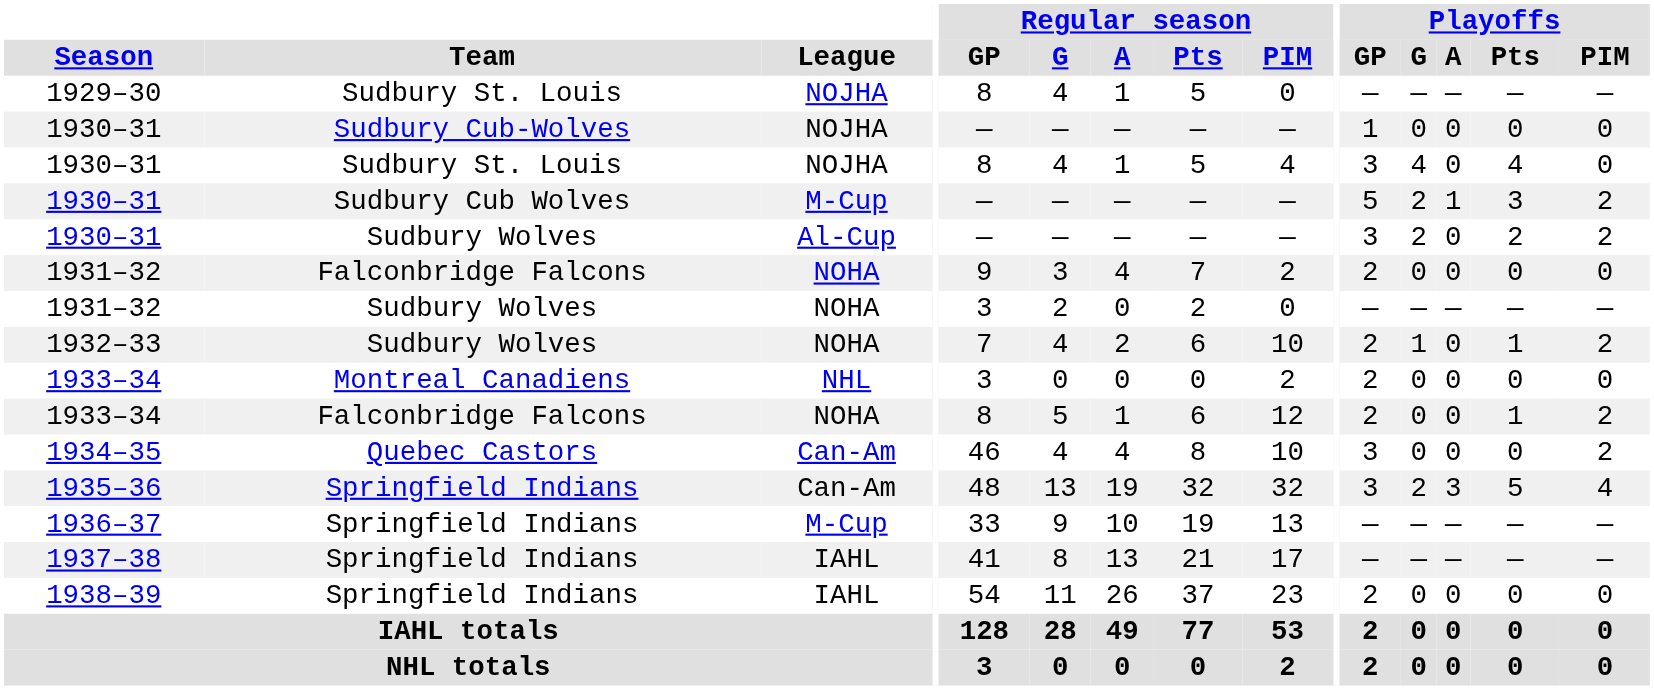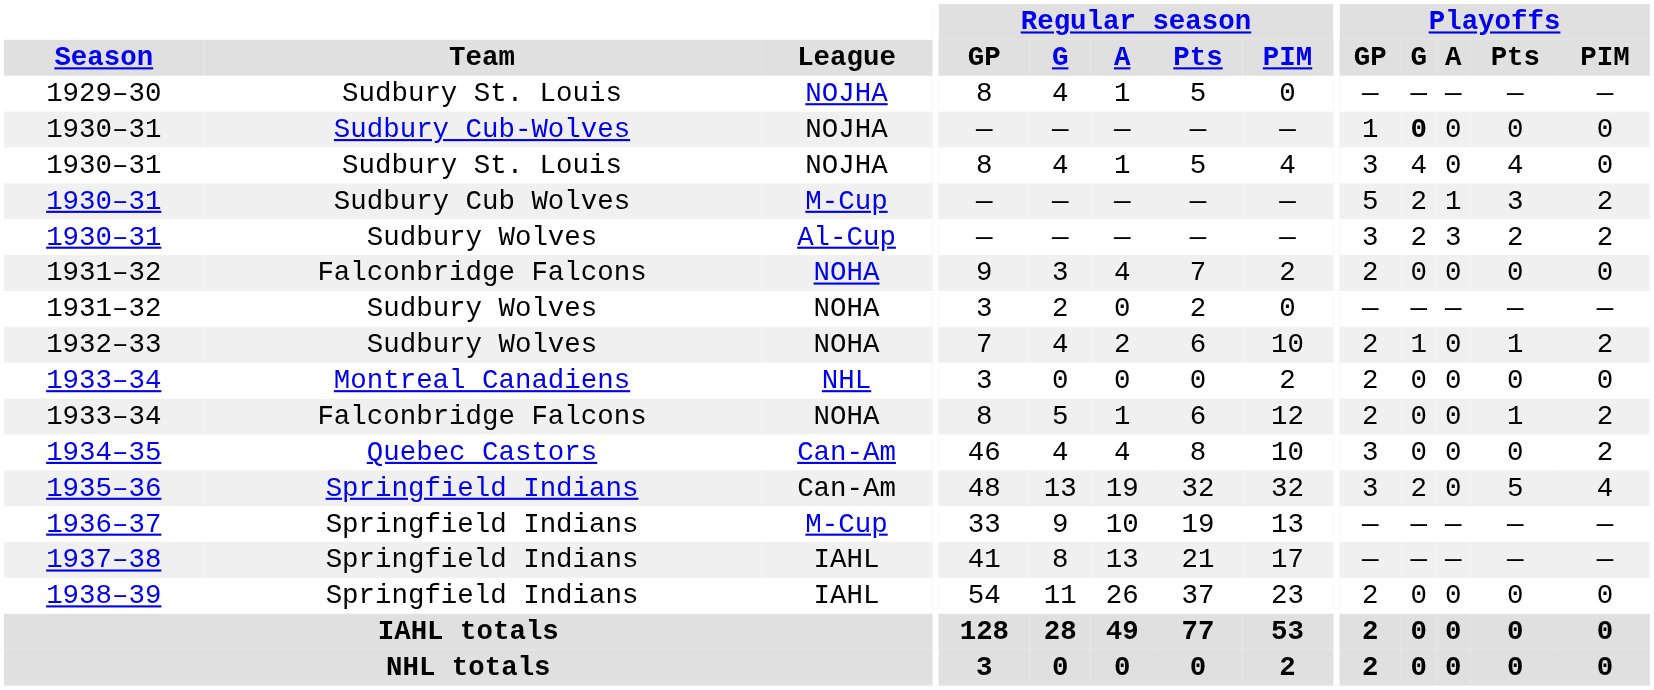(1419, 130) normal -> (1419, 130) bold
(1453, 237) 0 -> (1453, 237) 3
(1453, 488) 3 -> (1453, 488) 0
